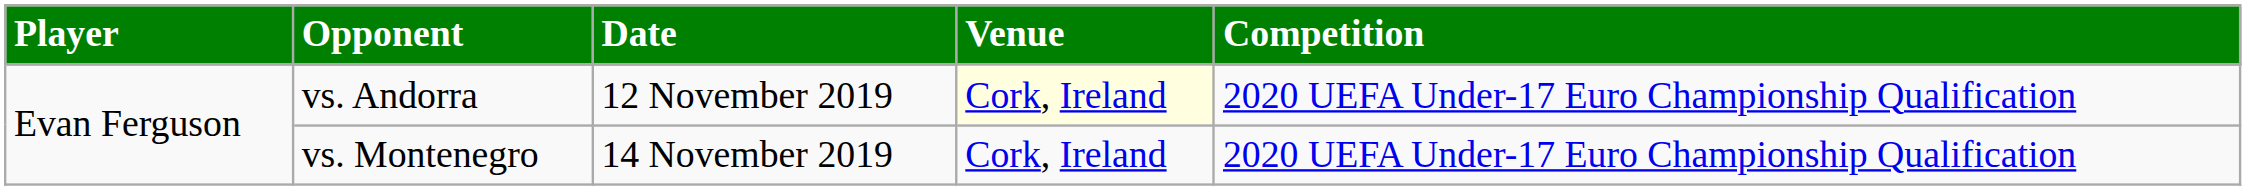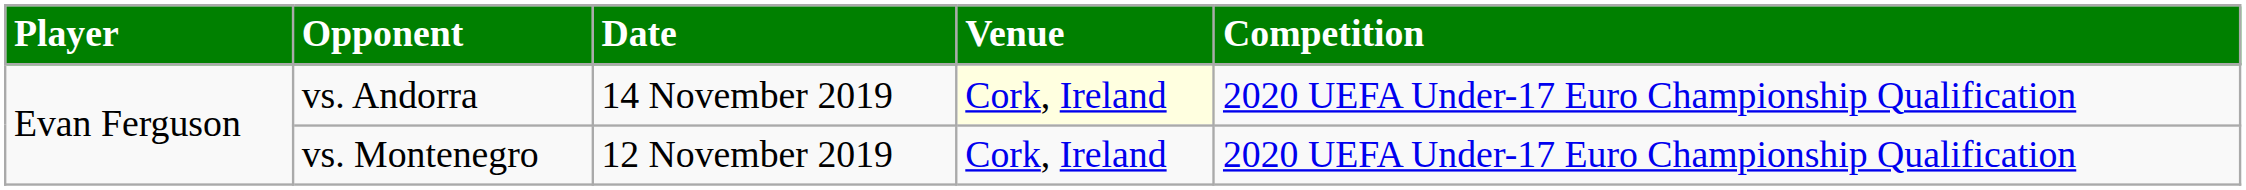(747, 94) 12 November 2019 -> (747, 94) 14 November 2019
(747, 154) 14 November 2019 -> (747, 154) 12 November 2019
